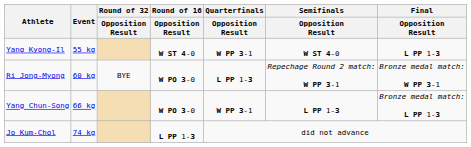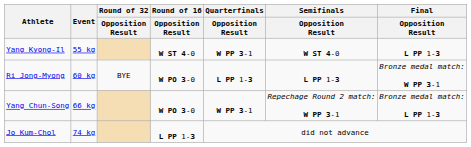(321, 75) Repechage Round 2 match: W PP 3-1 -> (321, 79) L PP 1-3
(321, 110) L PP 1-3 -> (321, 105) Repechage Round 2 match: W PP 3-1
